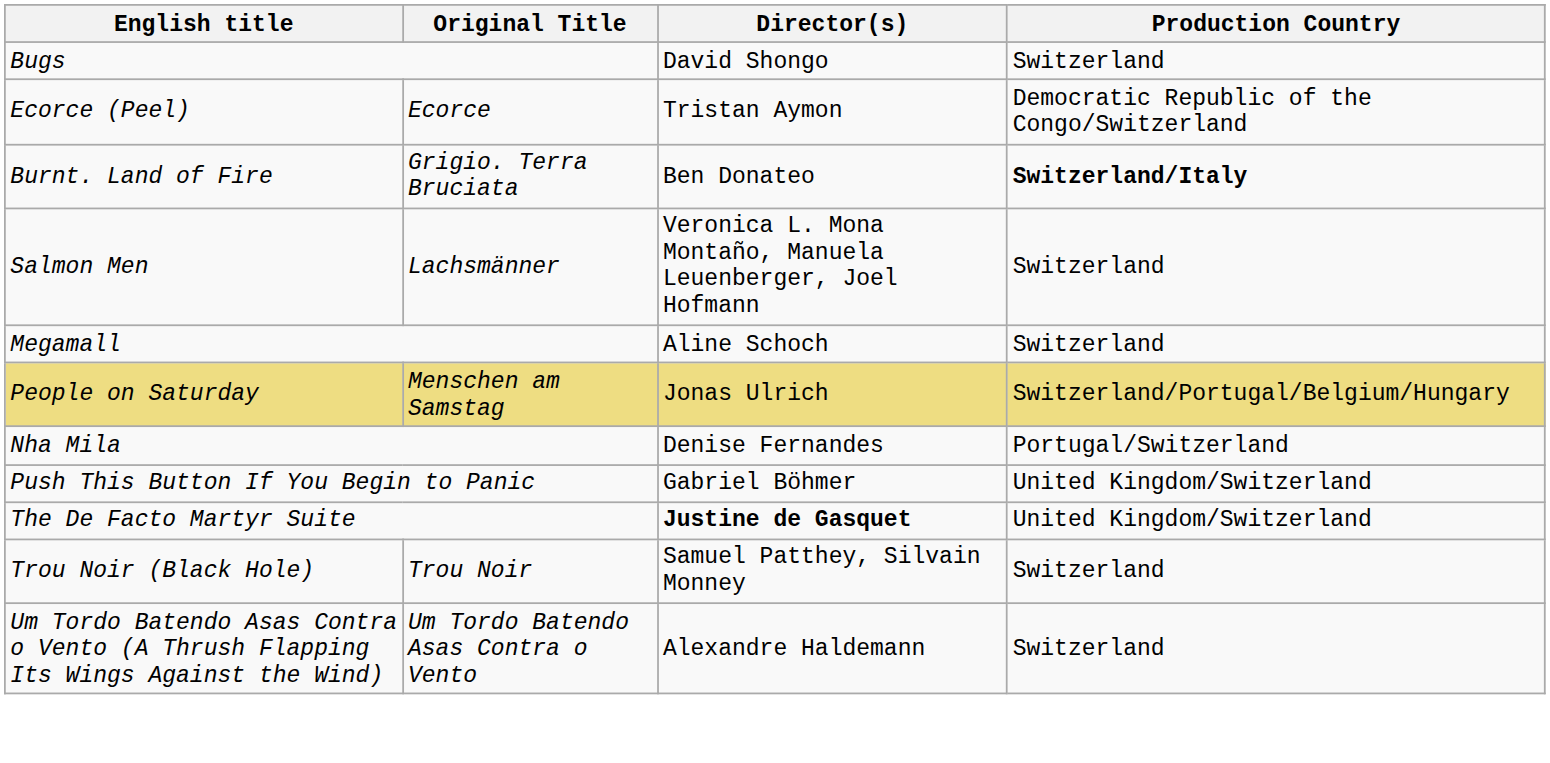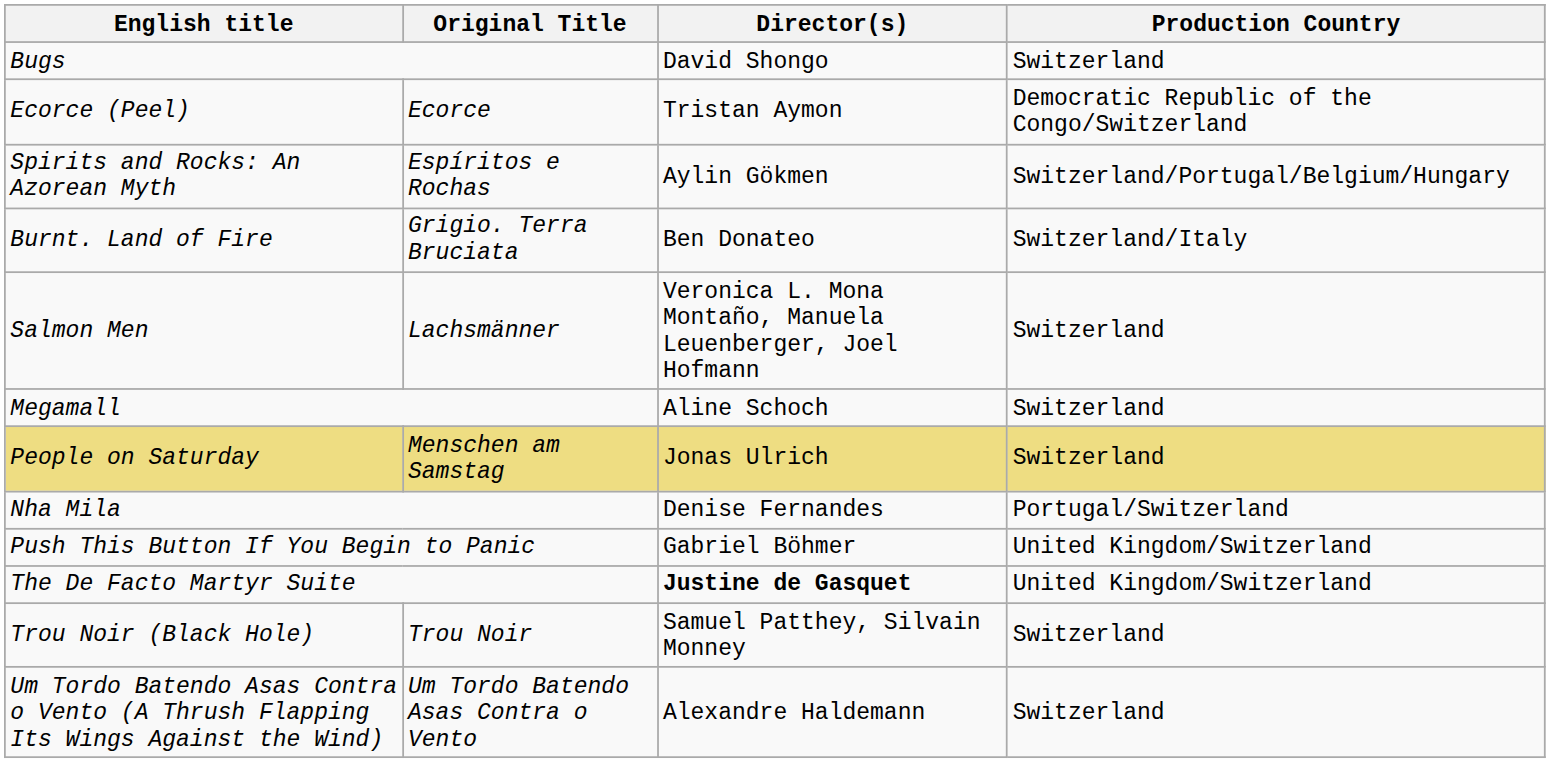+ row: (155, 176)
(1130, 176) bold -> (1130, 240) normal
(1261, 395) Switzerland/Portugal/Belgium/Hungary -> (1089, 459) Switzerland
